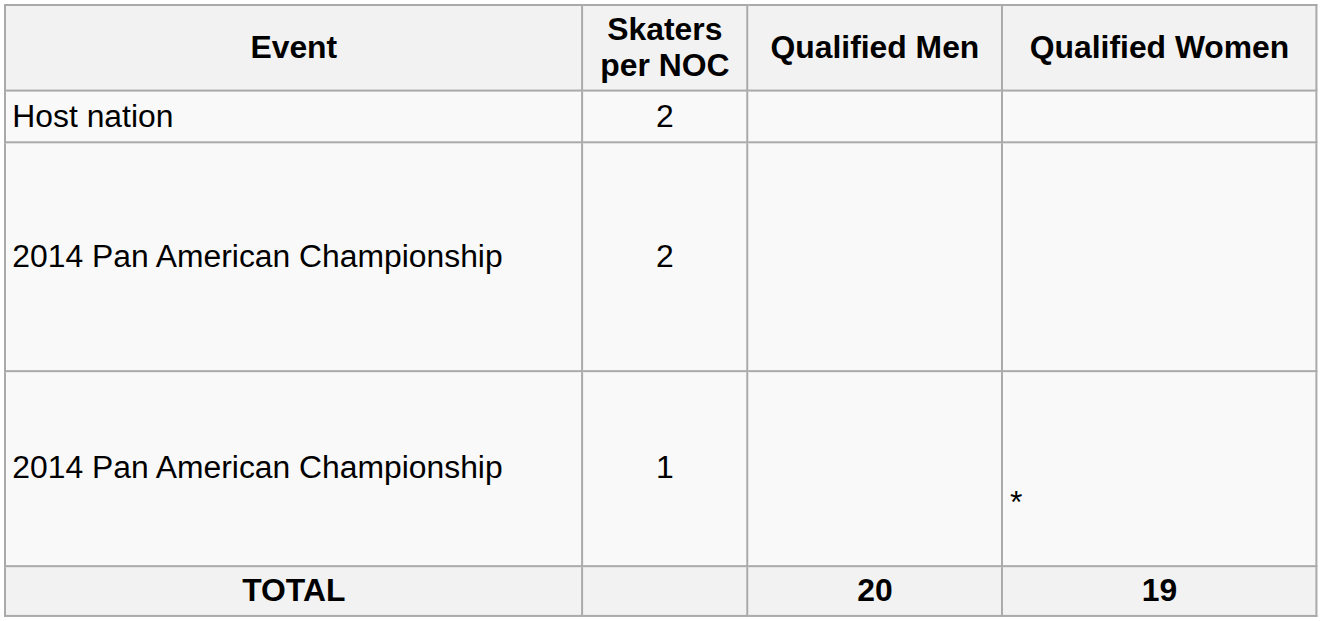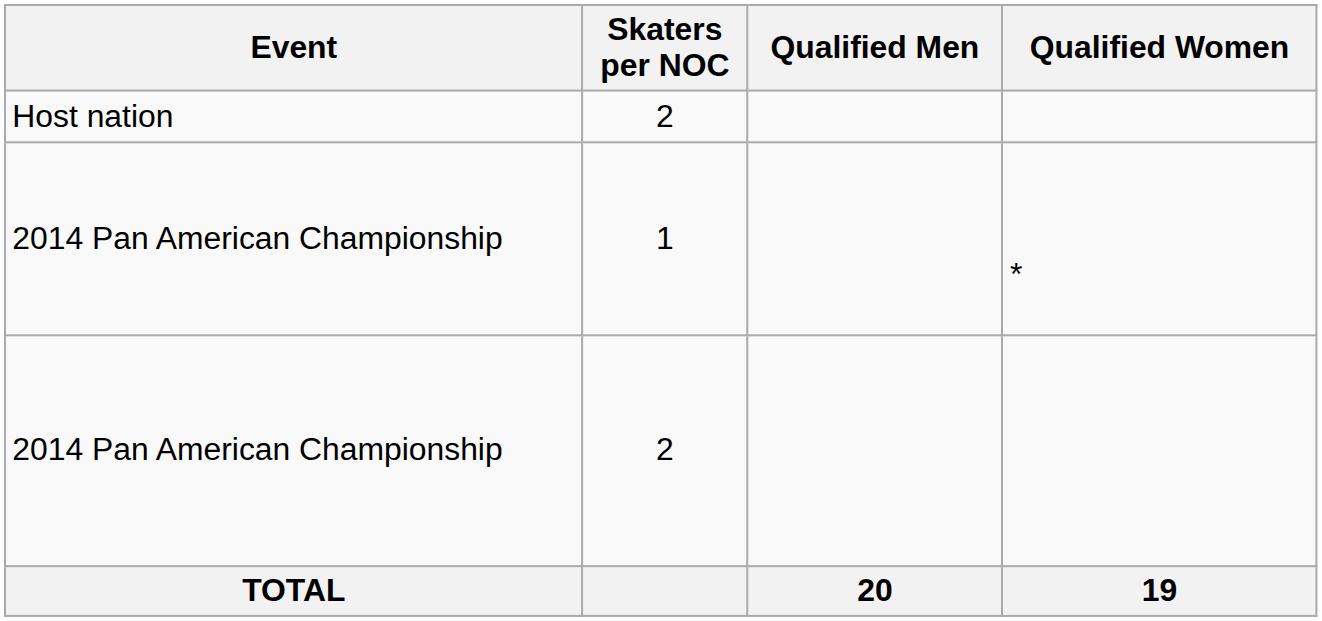rows swapped: (257, 256) <-> (257, 467)
